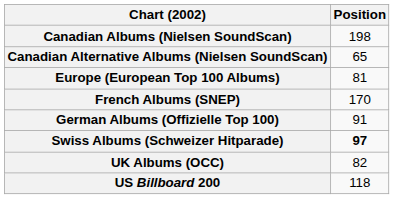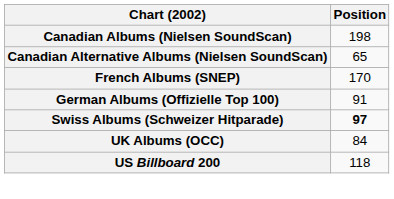- row: (167, 78)
(360, 162) 82 -> (360, 141) 84
